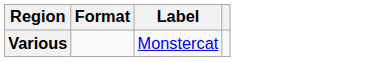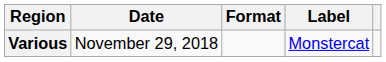+ column: (146, 17)
